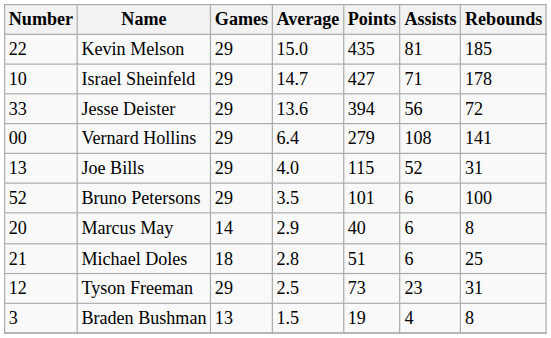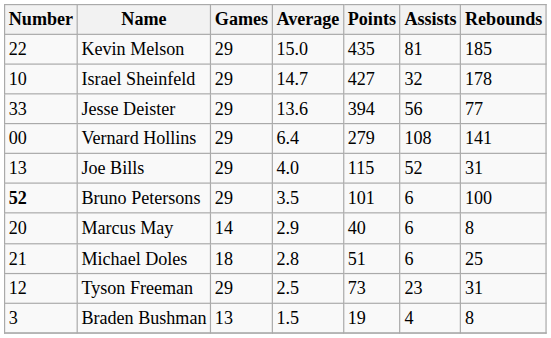(413, 79) 71 -> (413, 79) 32
(474, 109) 72 -> (474, 109) 77
(18, 198) normal -> (18, 198) bold
